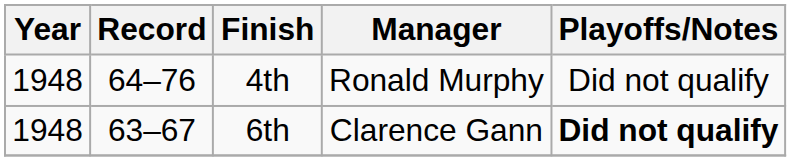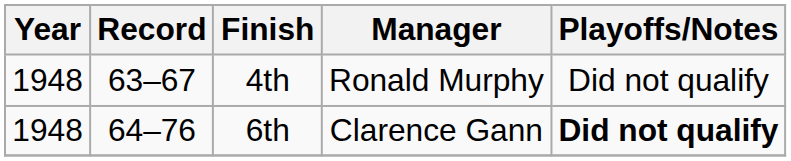(152, 79) 64–76 -> (152, 79) 63–67
(152, 130) 63–67 -> (152, 130) 64–76
